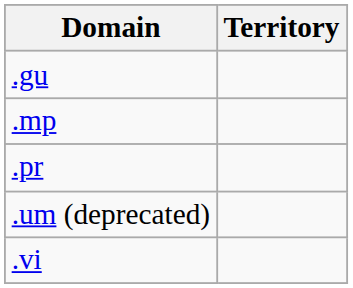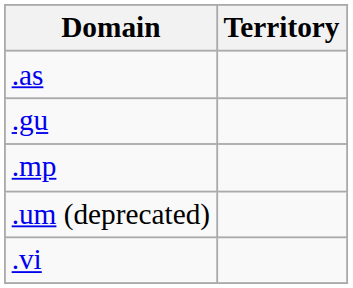+ row: (28, 74)
- row: (28, 167)
